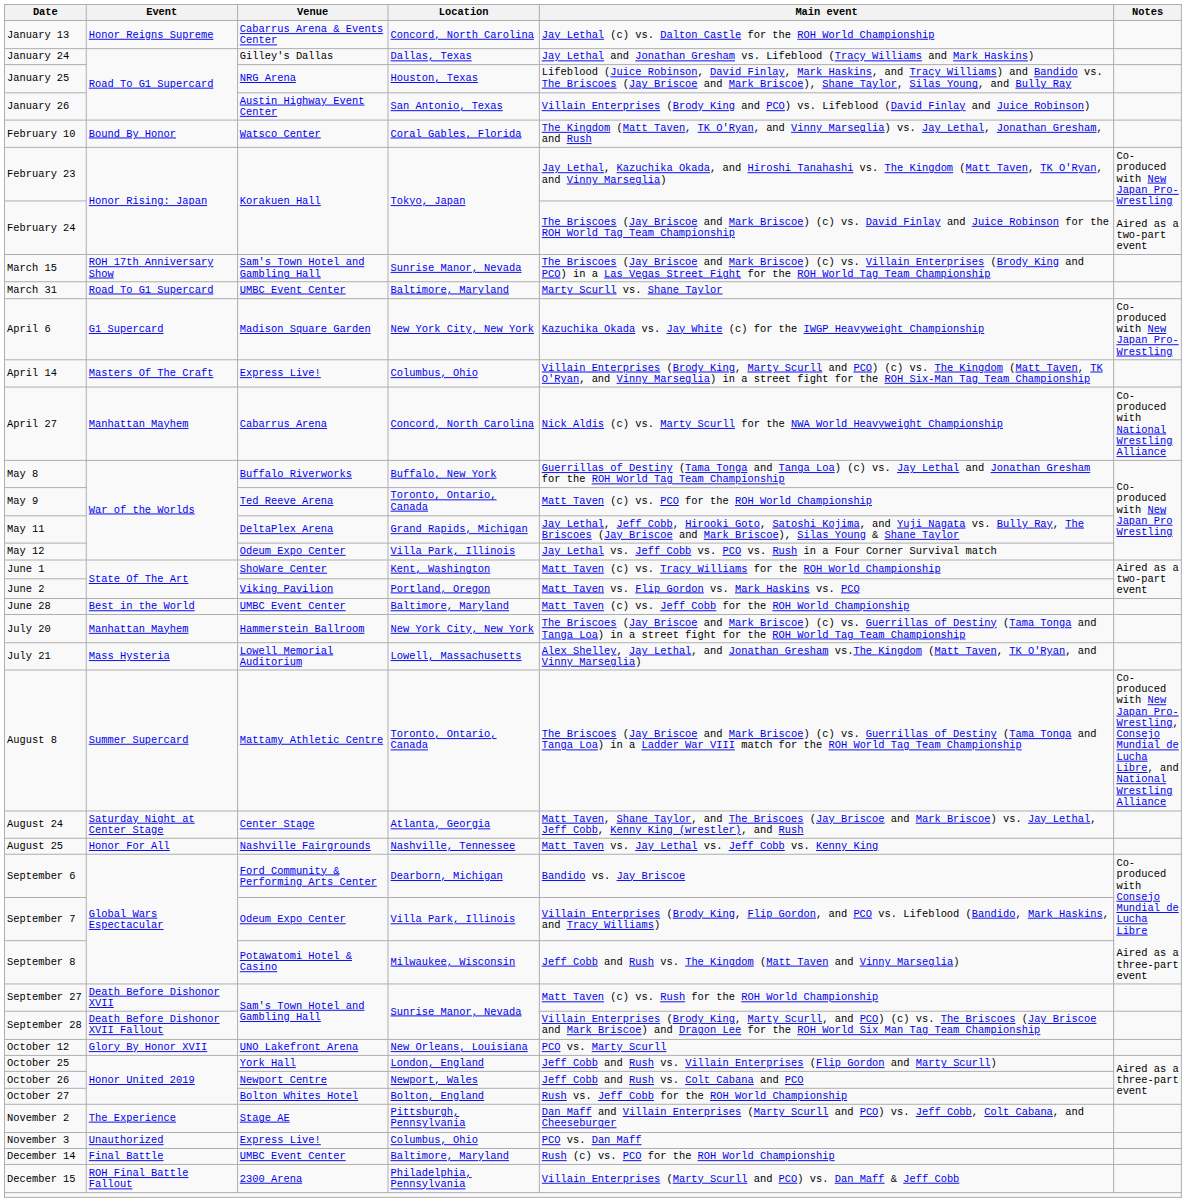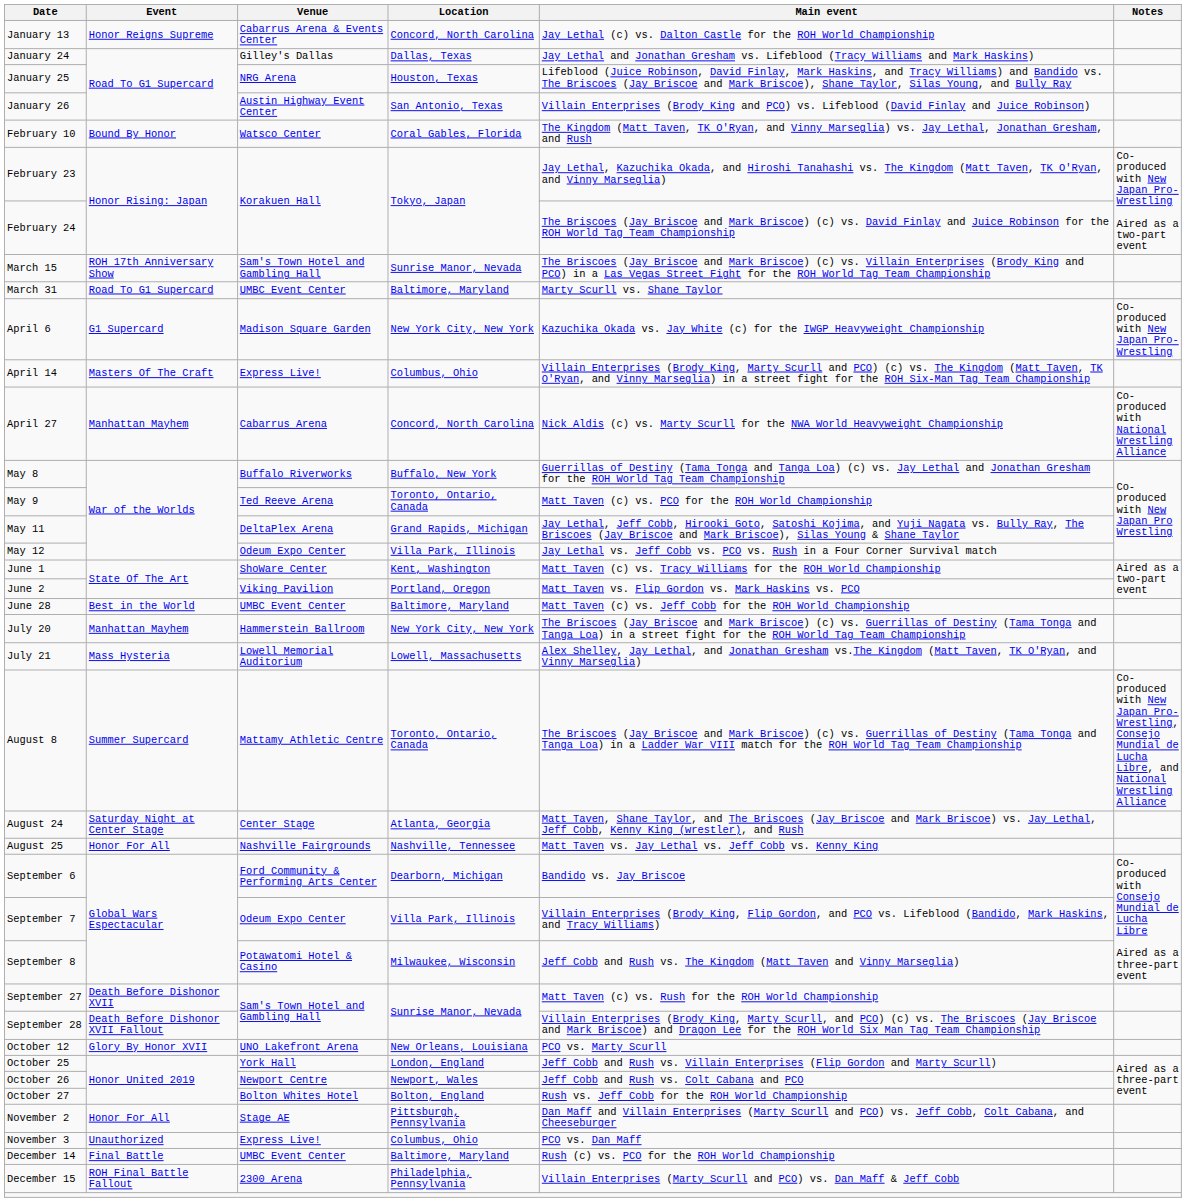(132, 1118) The Experience -> (129, 1118) Honor For All
